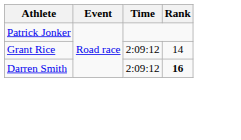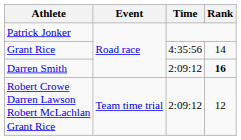(143, 50) 2:09:12 -> (185, 50) 4:35:56
+ row: (49, 106)
